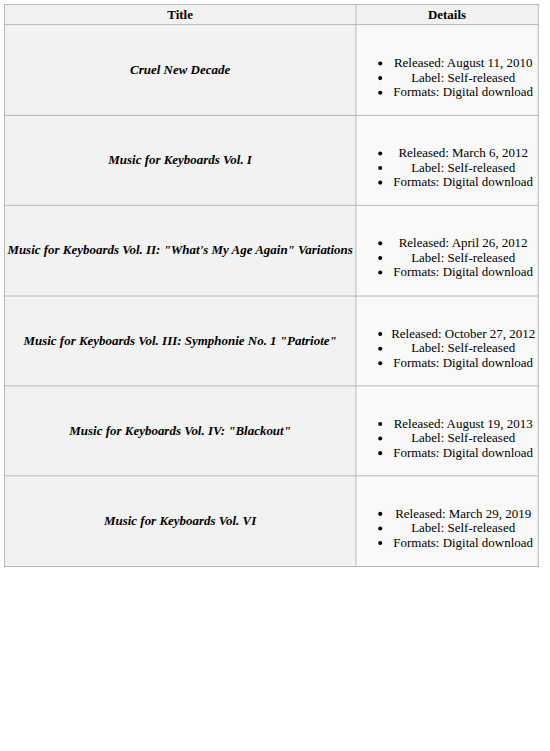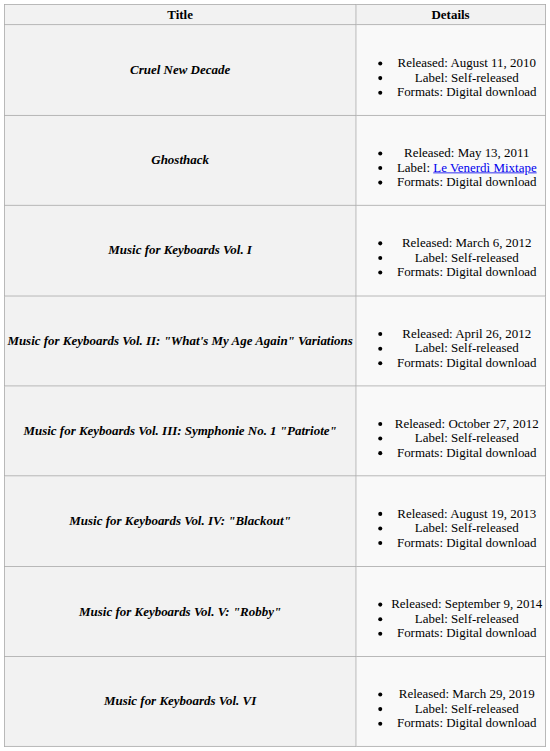+ row: (180, 160)
+ row: (180, 611)
